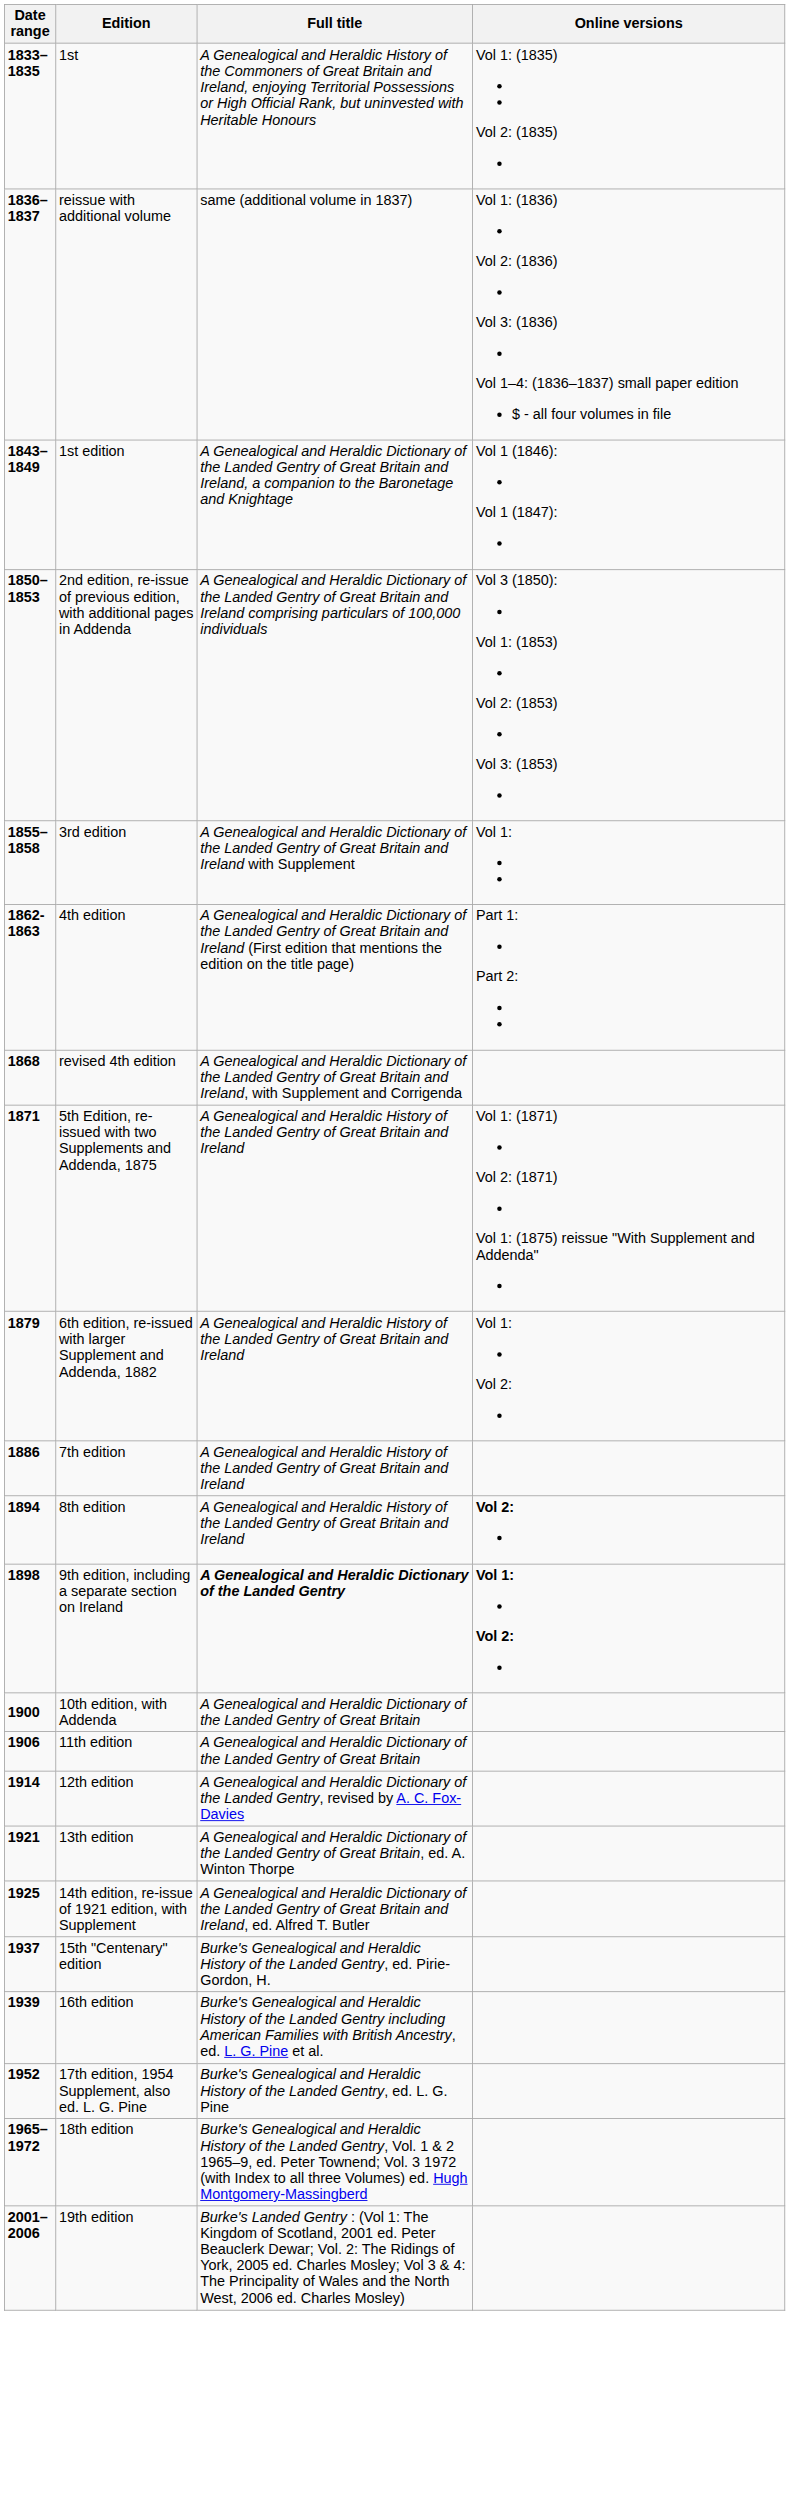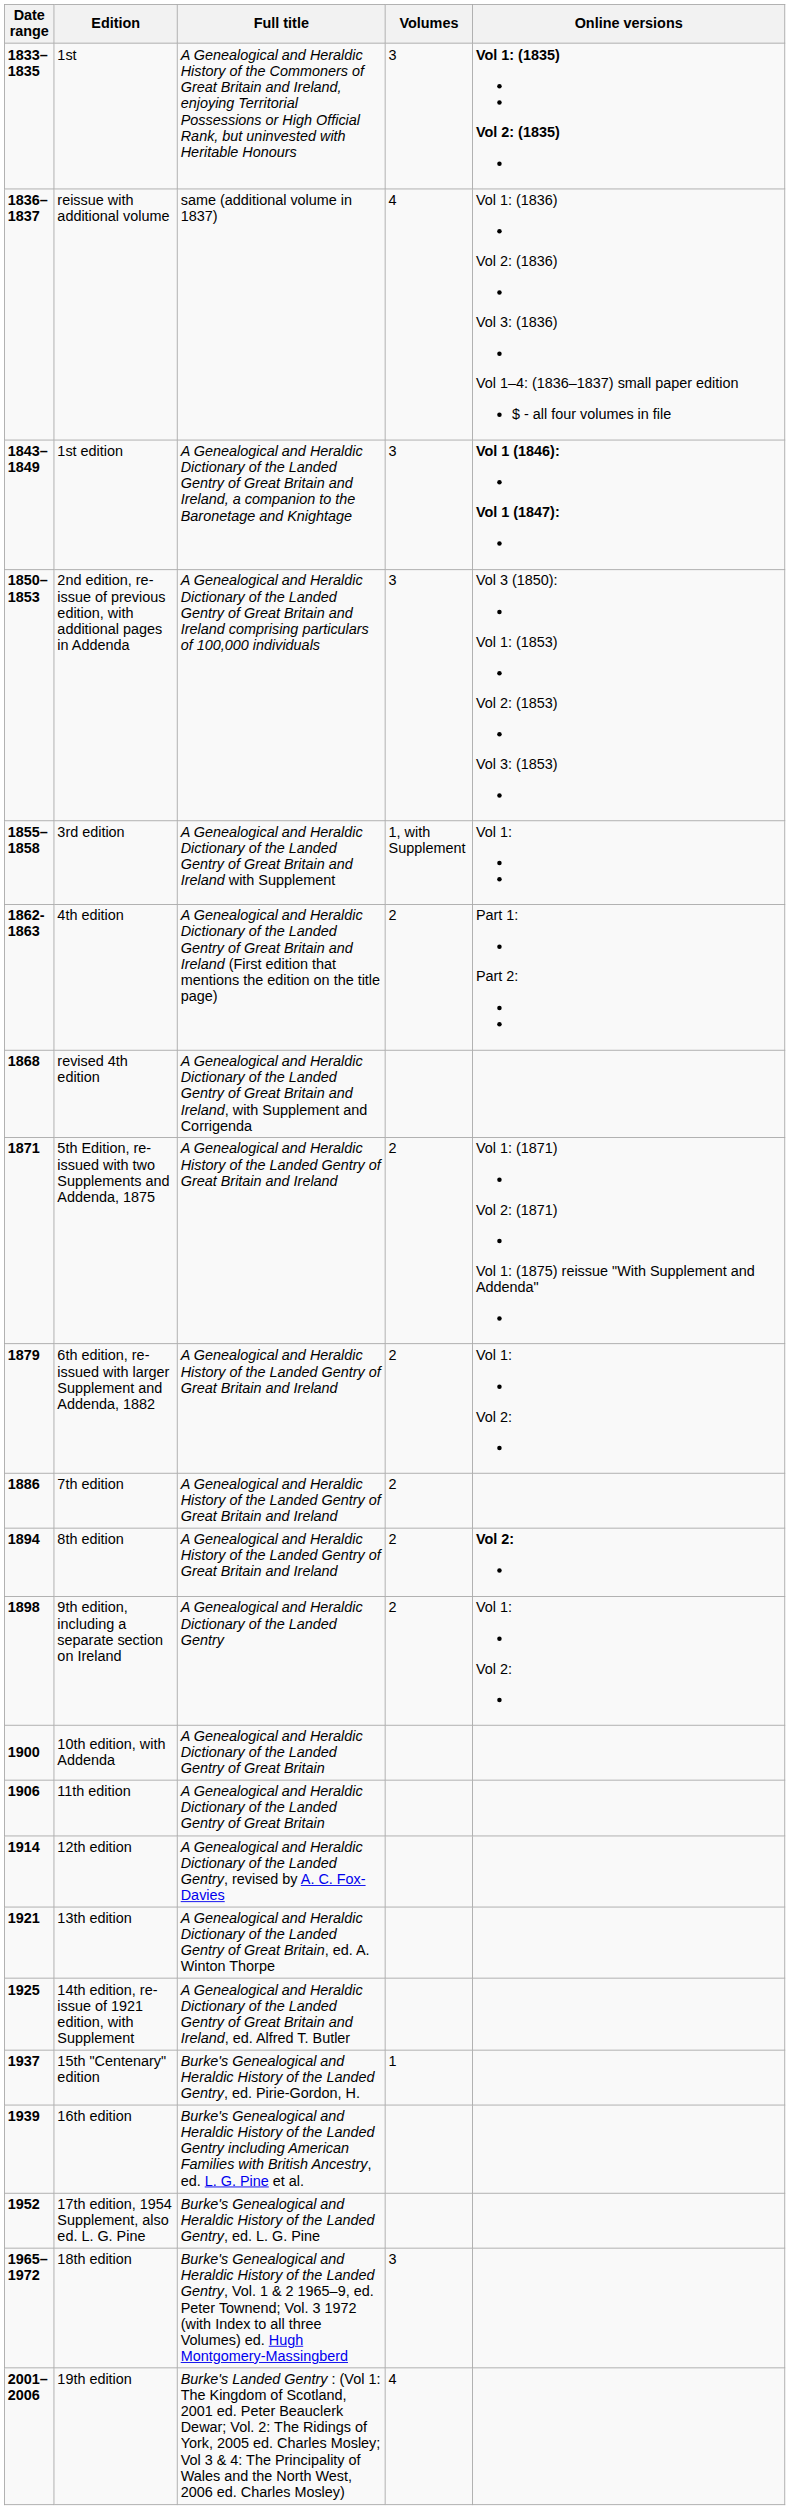+ column: (429, 24)
(629, 109) normal -> (629, 109) bold
(629, 497) normal -> (629, 497) bold
(334, 1583) bold -> (272, 1623) normal
(629, 1621) bold -> (629, 1653) normal
